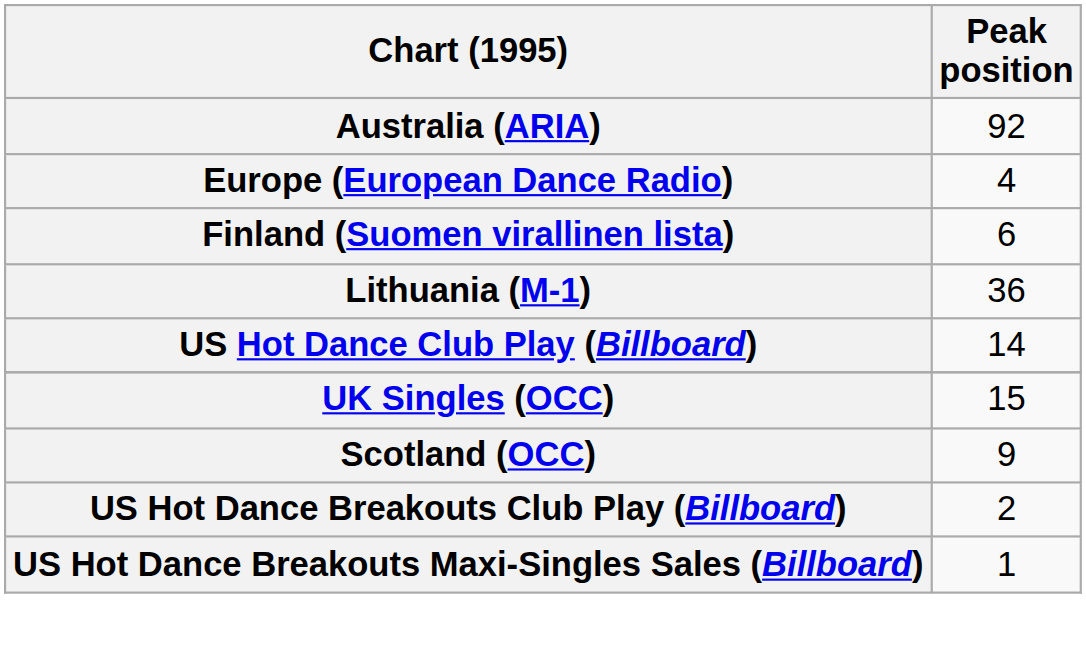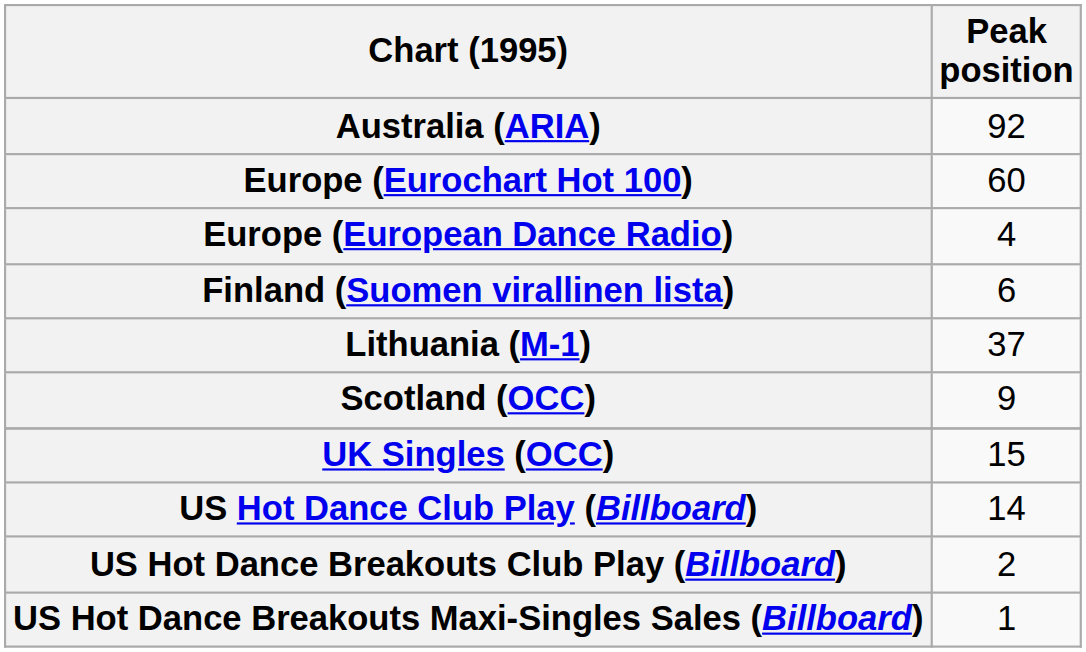+ row: (468, 180)
(1006, 290) 36 -> (1006, 344) 37
rows swapped: (468, 454) <-> (468, 344)
